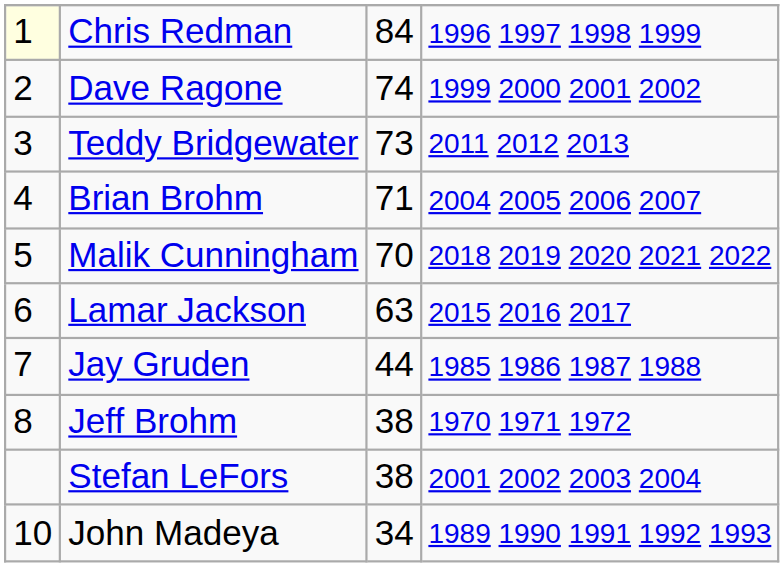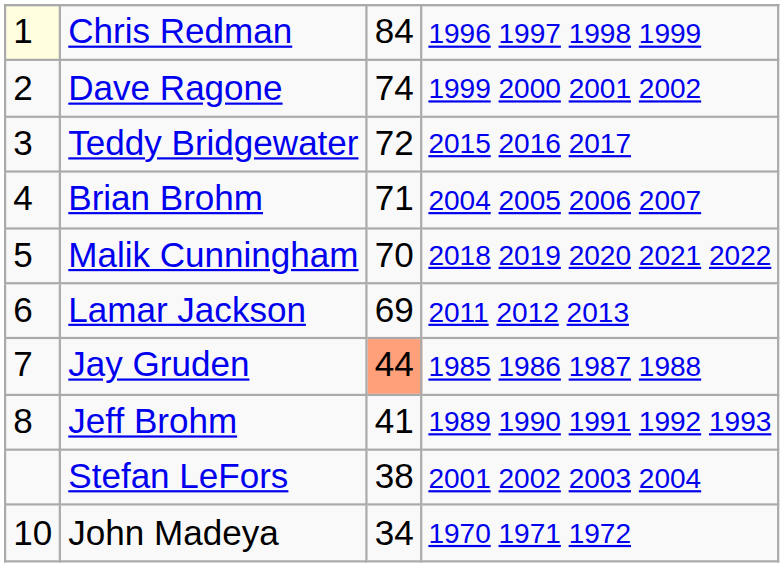(394, 143) 73 -> (394, 143) 72
(529, 144) 2011 2012 2013 -> (530, 144) 2015 2016 2017
(394, 310) 63 -> (394, 310) 69
(530, 311) 2015 2016 2017 -> (529, 311) 2011 2012 2013
(394, 365) no background -> (394, 365) lightsalmon background
(394, 421) 38 -> (394, 421) 41
(530, 422) 1970 1971 1972 -> (600, 422) 1989 1990 1991 1992 1993
(600, 533) 1989 1990 1991 1992 1993 -> (530, 533) 1970 1971 1972
